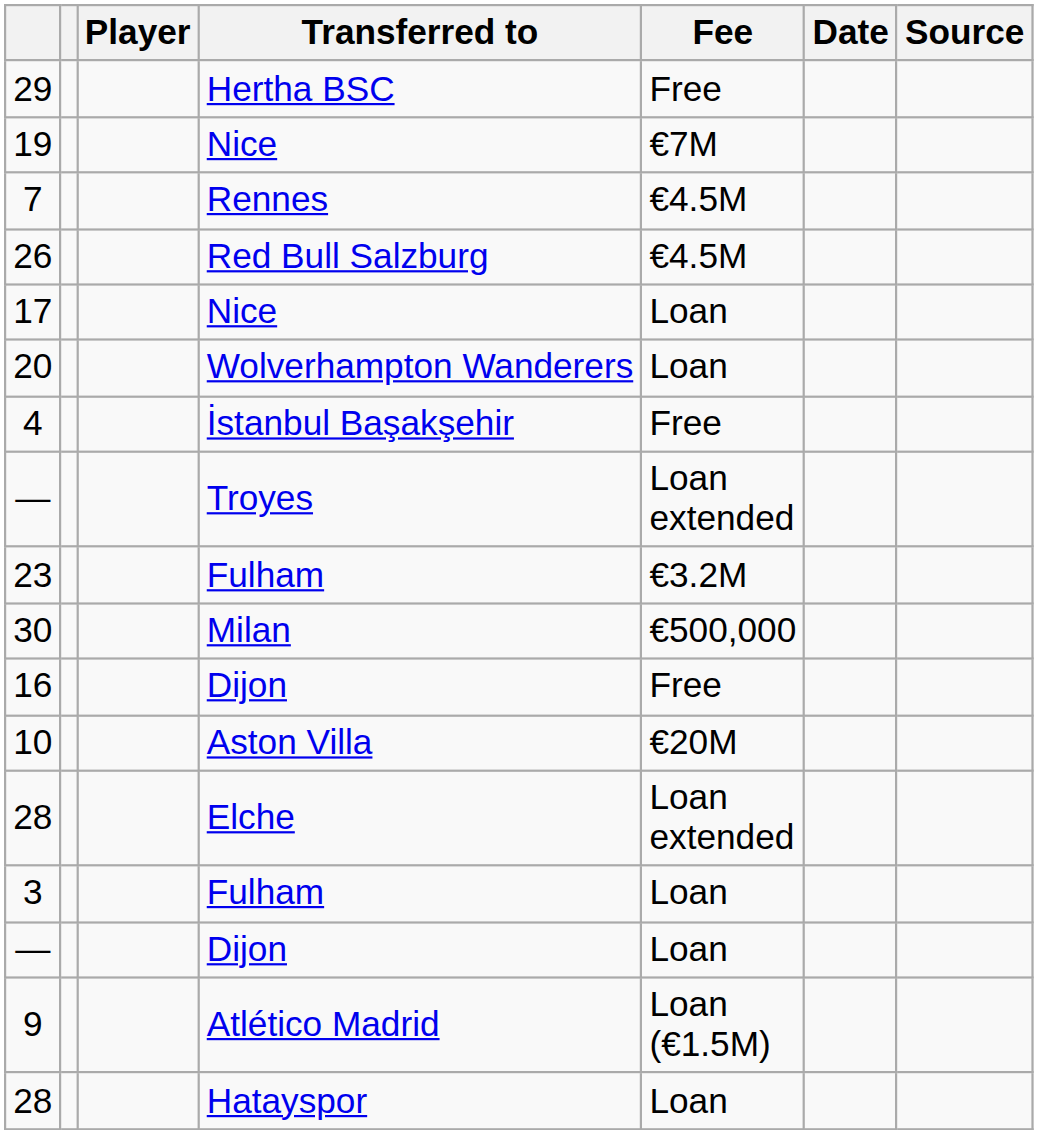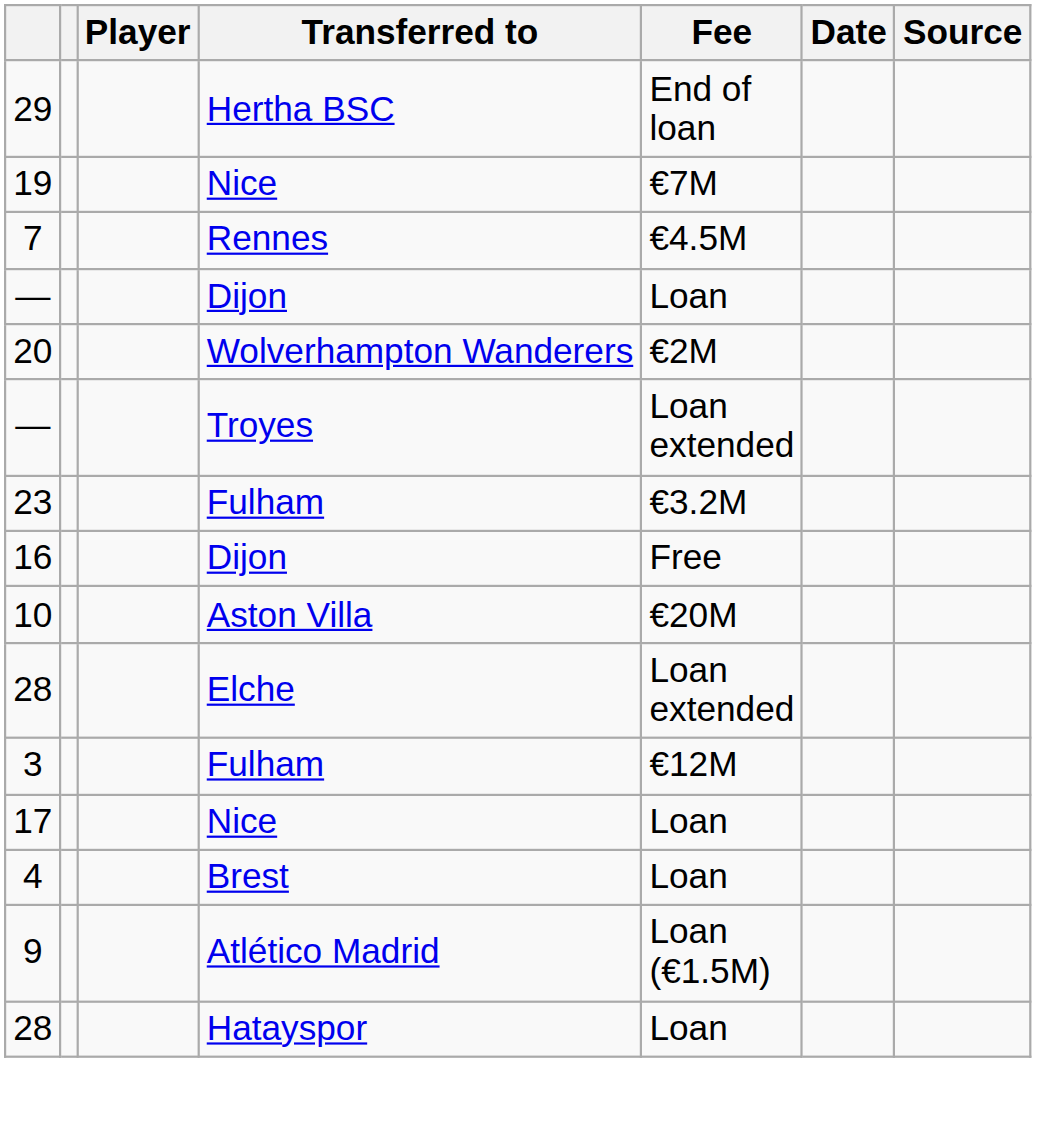(686, 88) Free -> (700, 108) End of loan
- row: (33, 255)
rows swapped: (33, 948) <-> (33, 311)
(689, 367) Loan -> (684, 351) €2M
- row: (33, 423)
- row: (33, 630)
(689, 893) Loan -> (693, 765) €12M
+ row: (33, 876)
